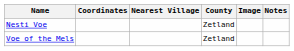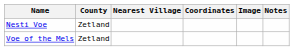columns swapped: (219, 11) <-> (103, 11)
